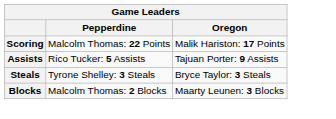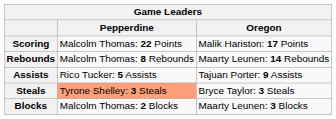+ row: (31, 59)
(102, 75) no background -> (113, 91) lightsalmon background
